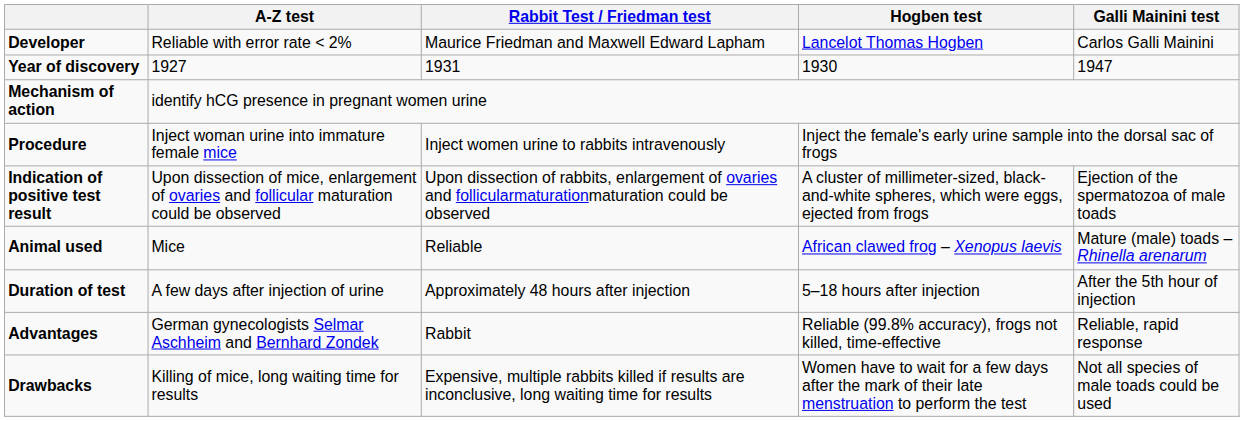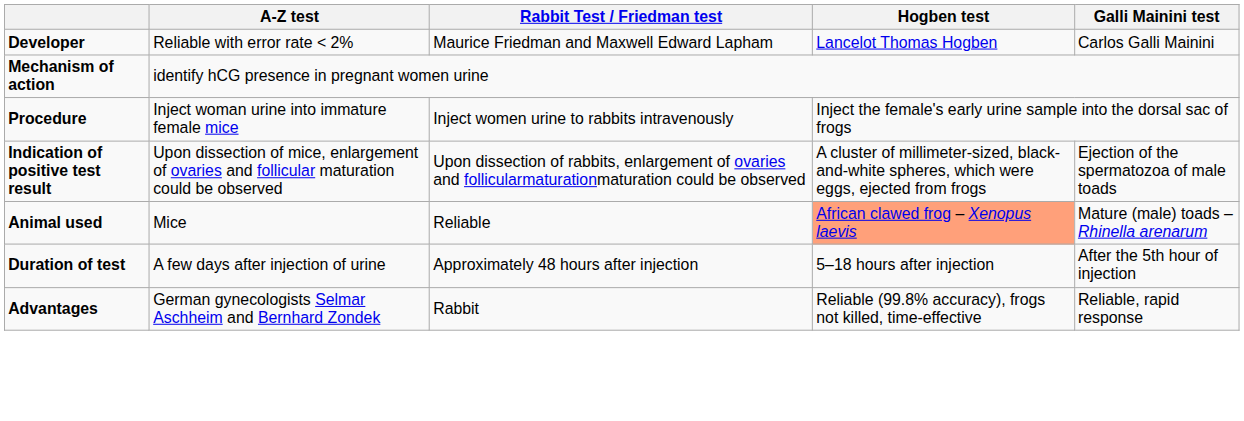- row: (74, 67)
(932, 247) no background -> (924, 222) lightsalmon background
- row: (50, 385)
